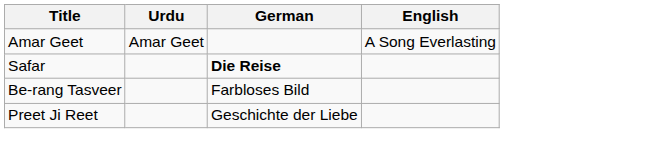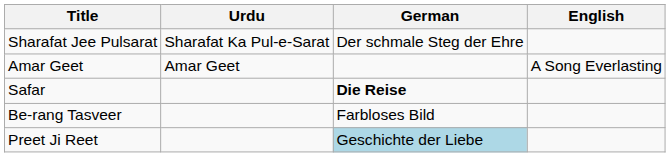+ row: (83, 41)
(284, 115) no background -> (410, 139) lightblue background
